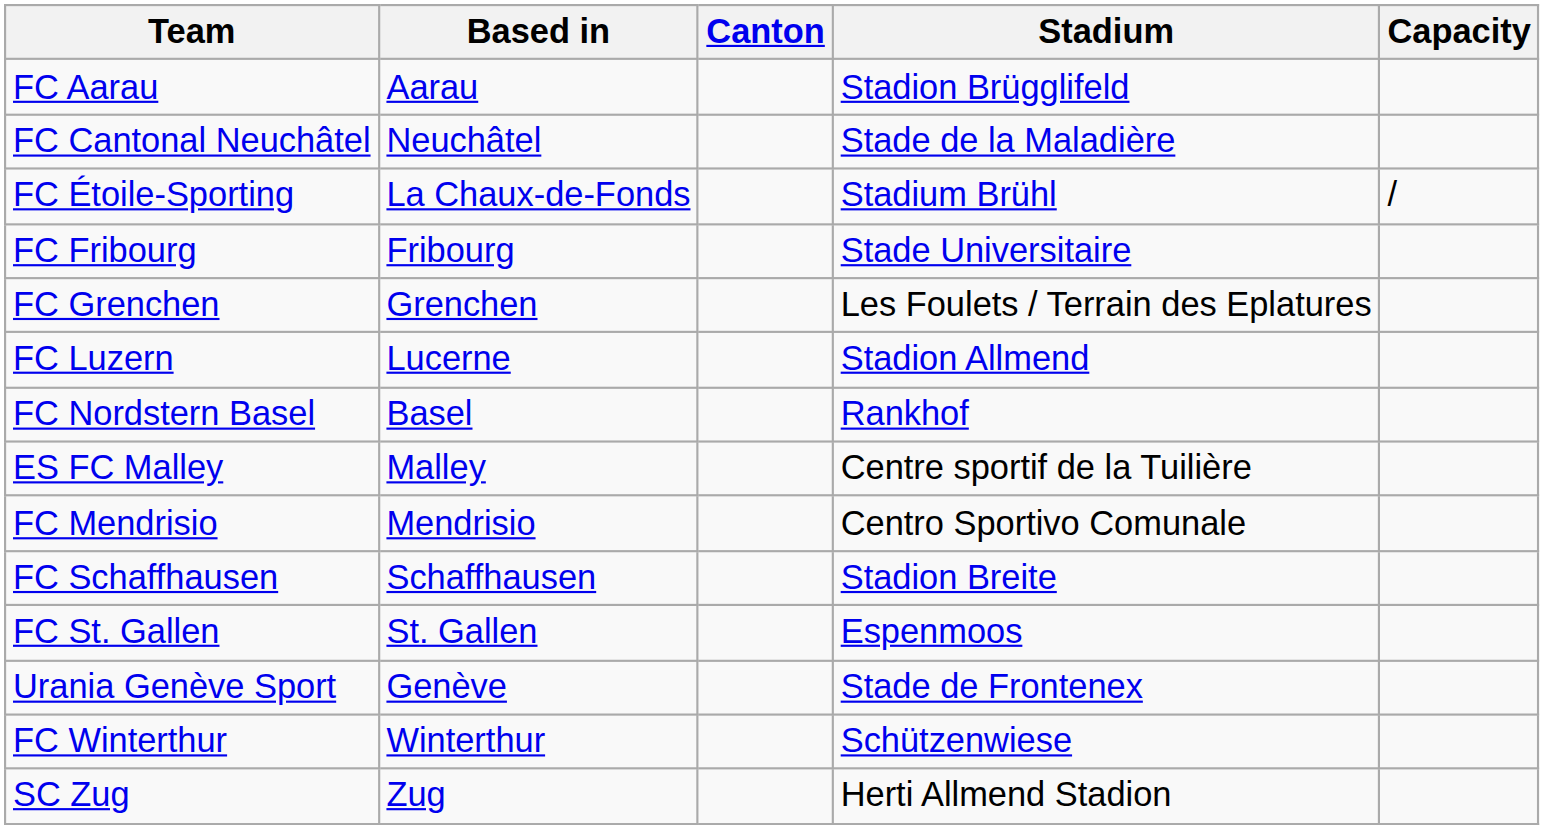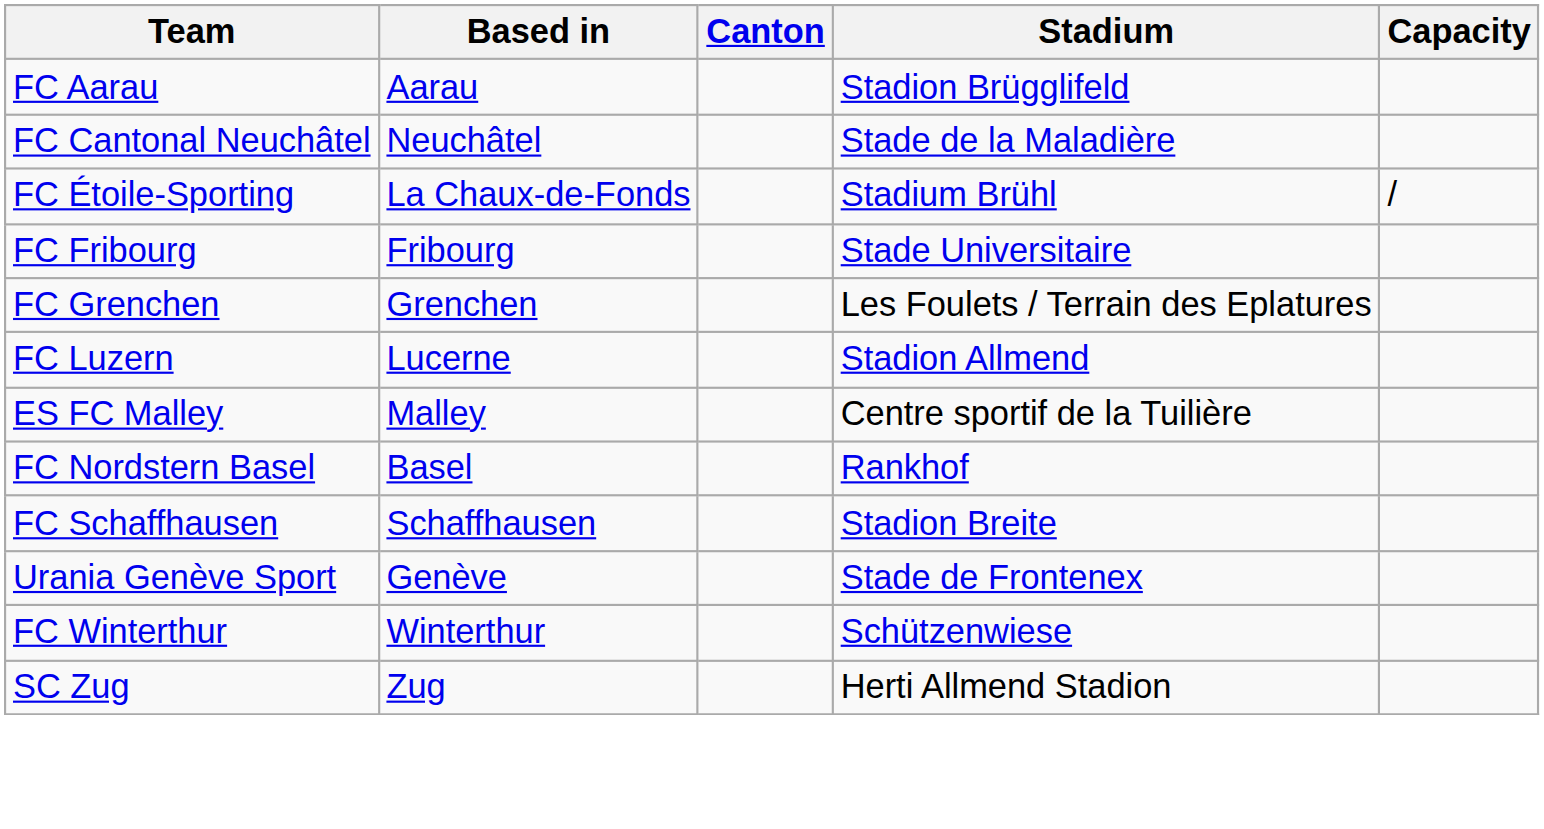rows swapped: (118, 468) <-> (164, 413)
- row: (115, 522)
- row: (116, 631)
